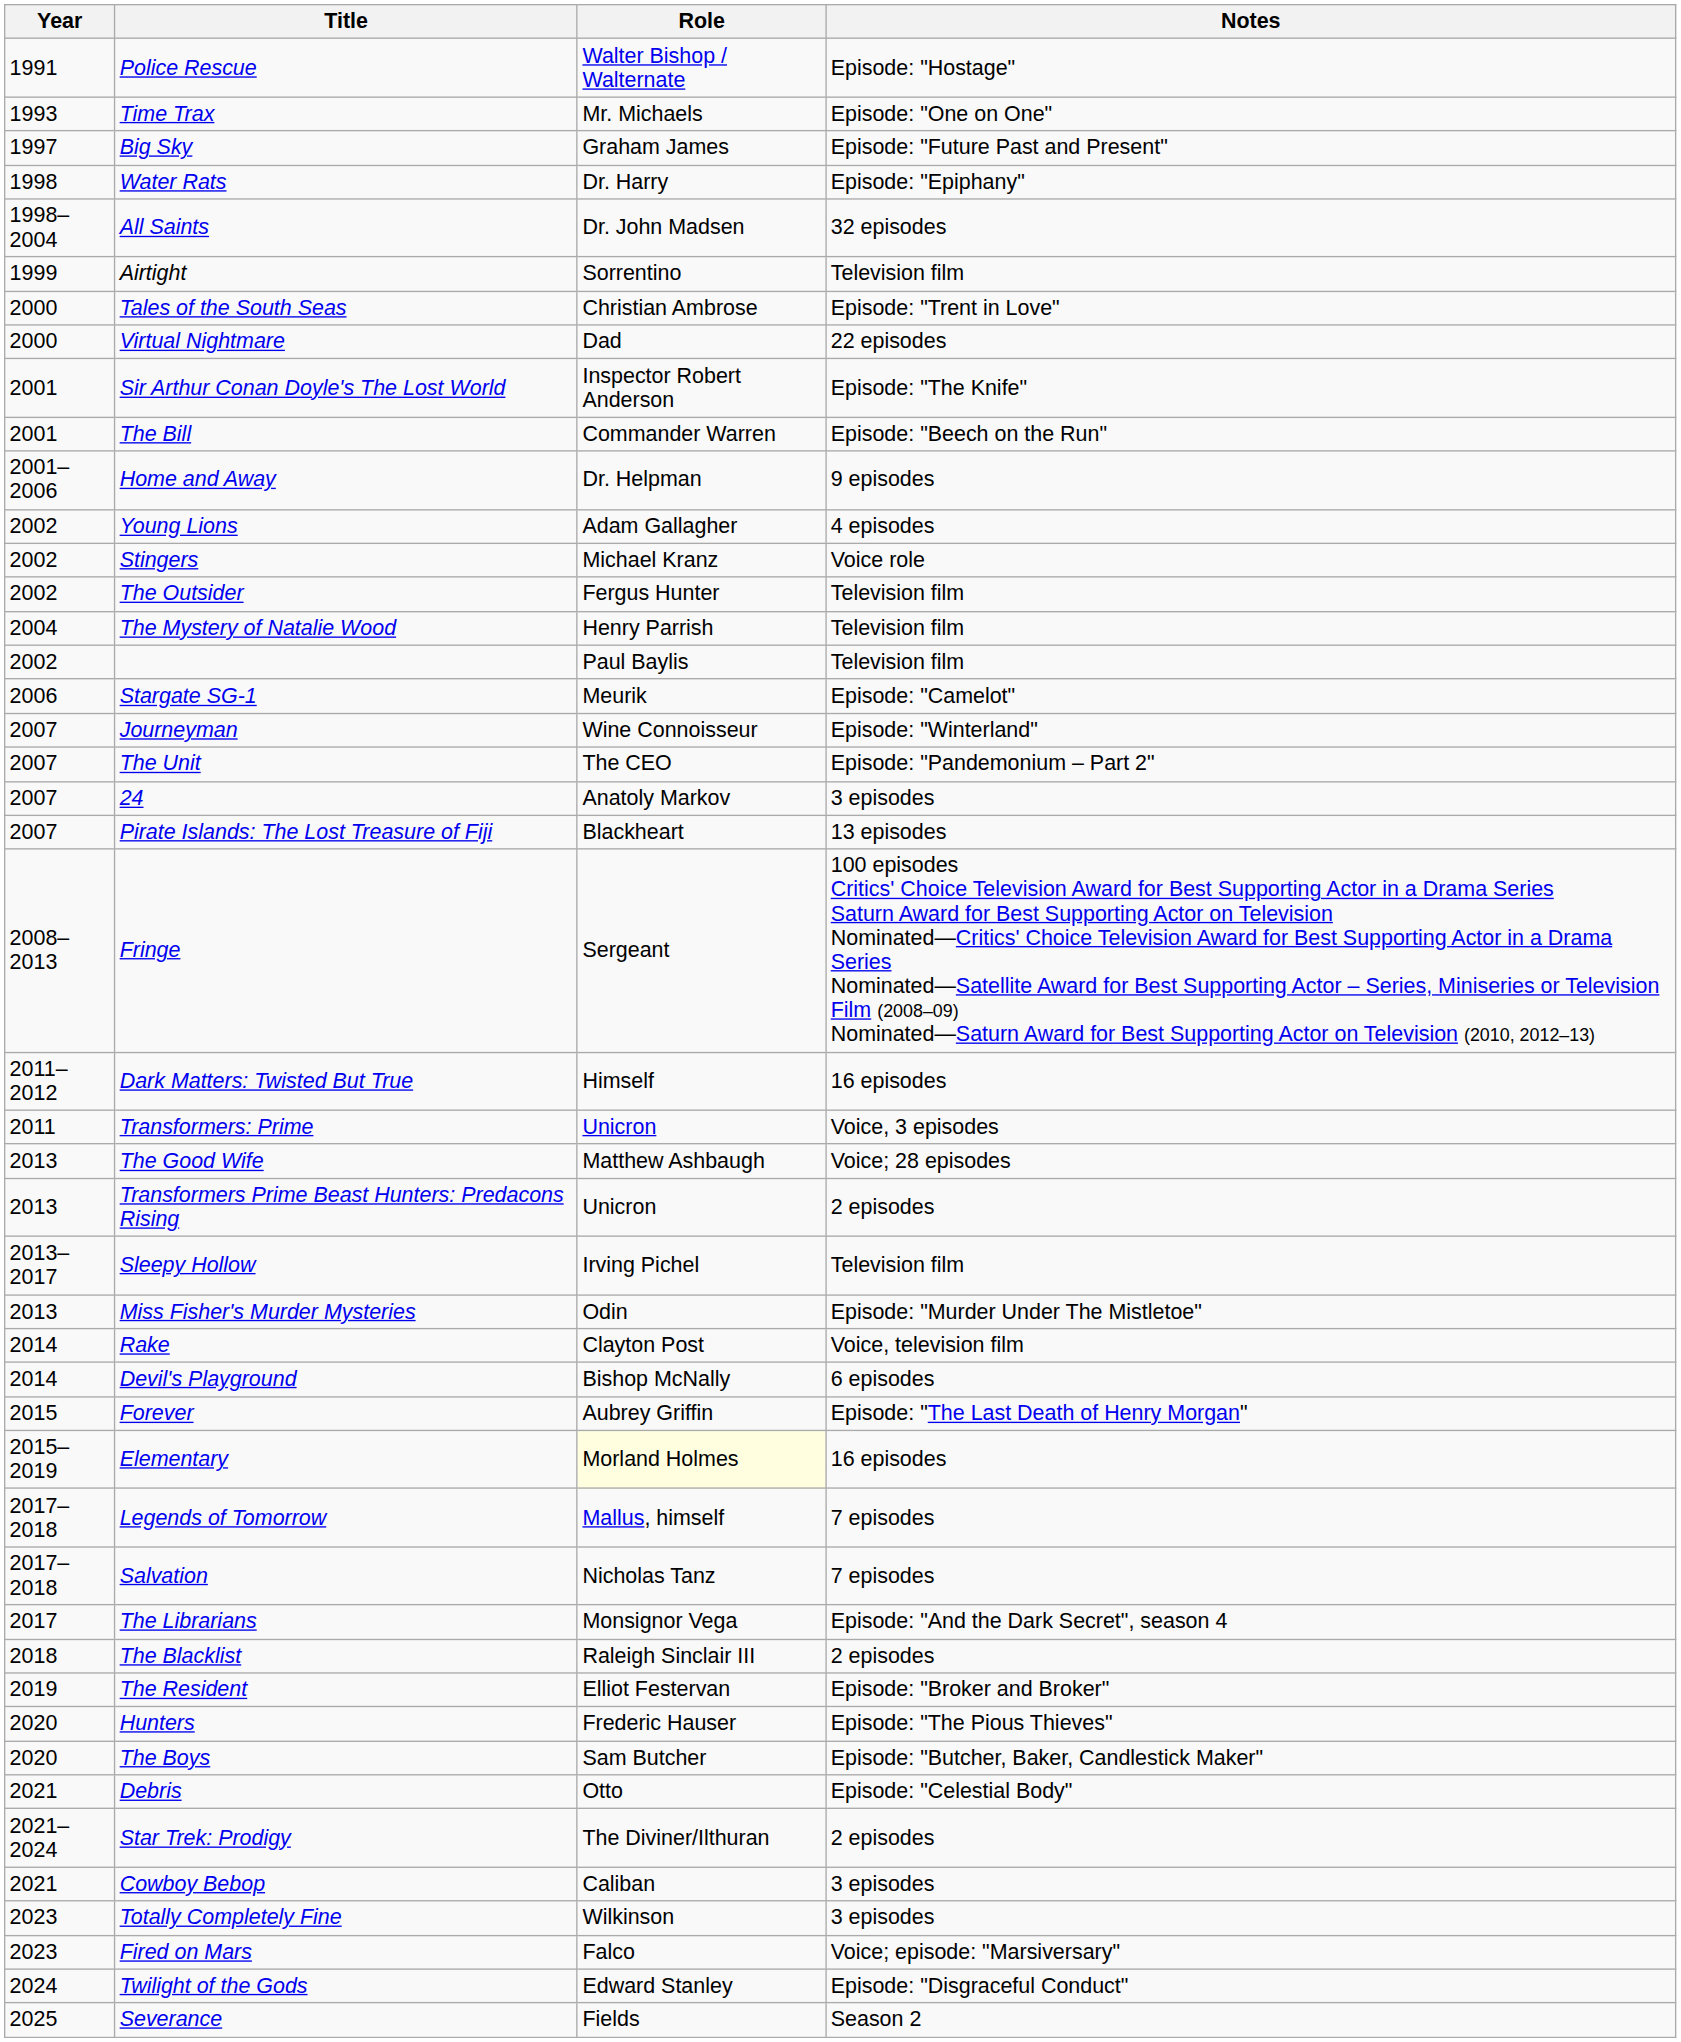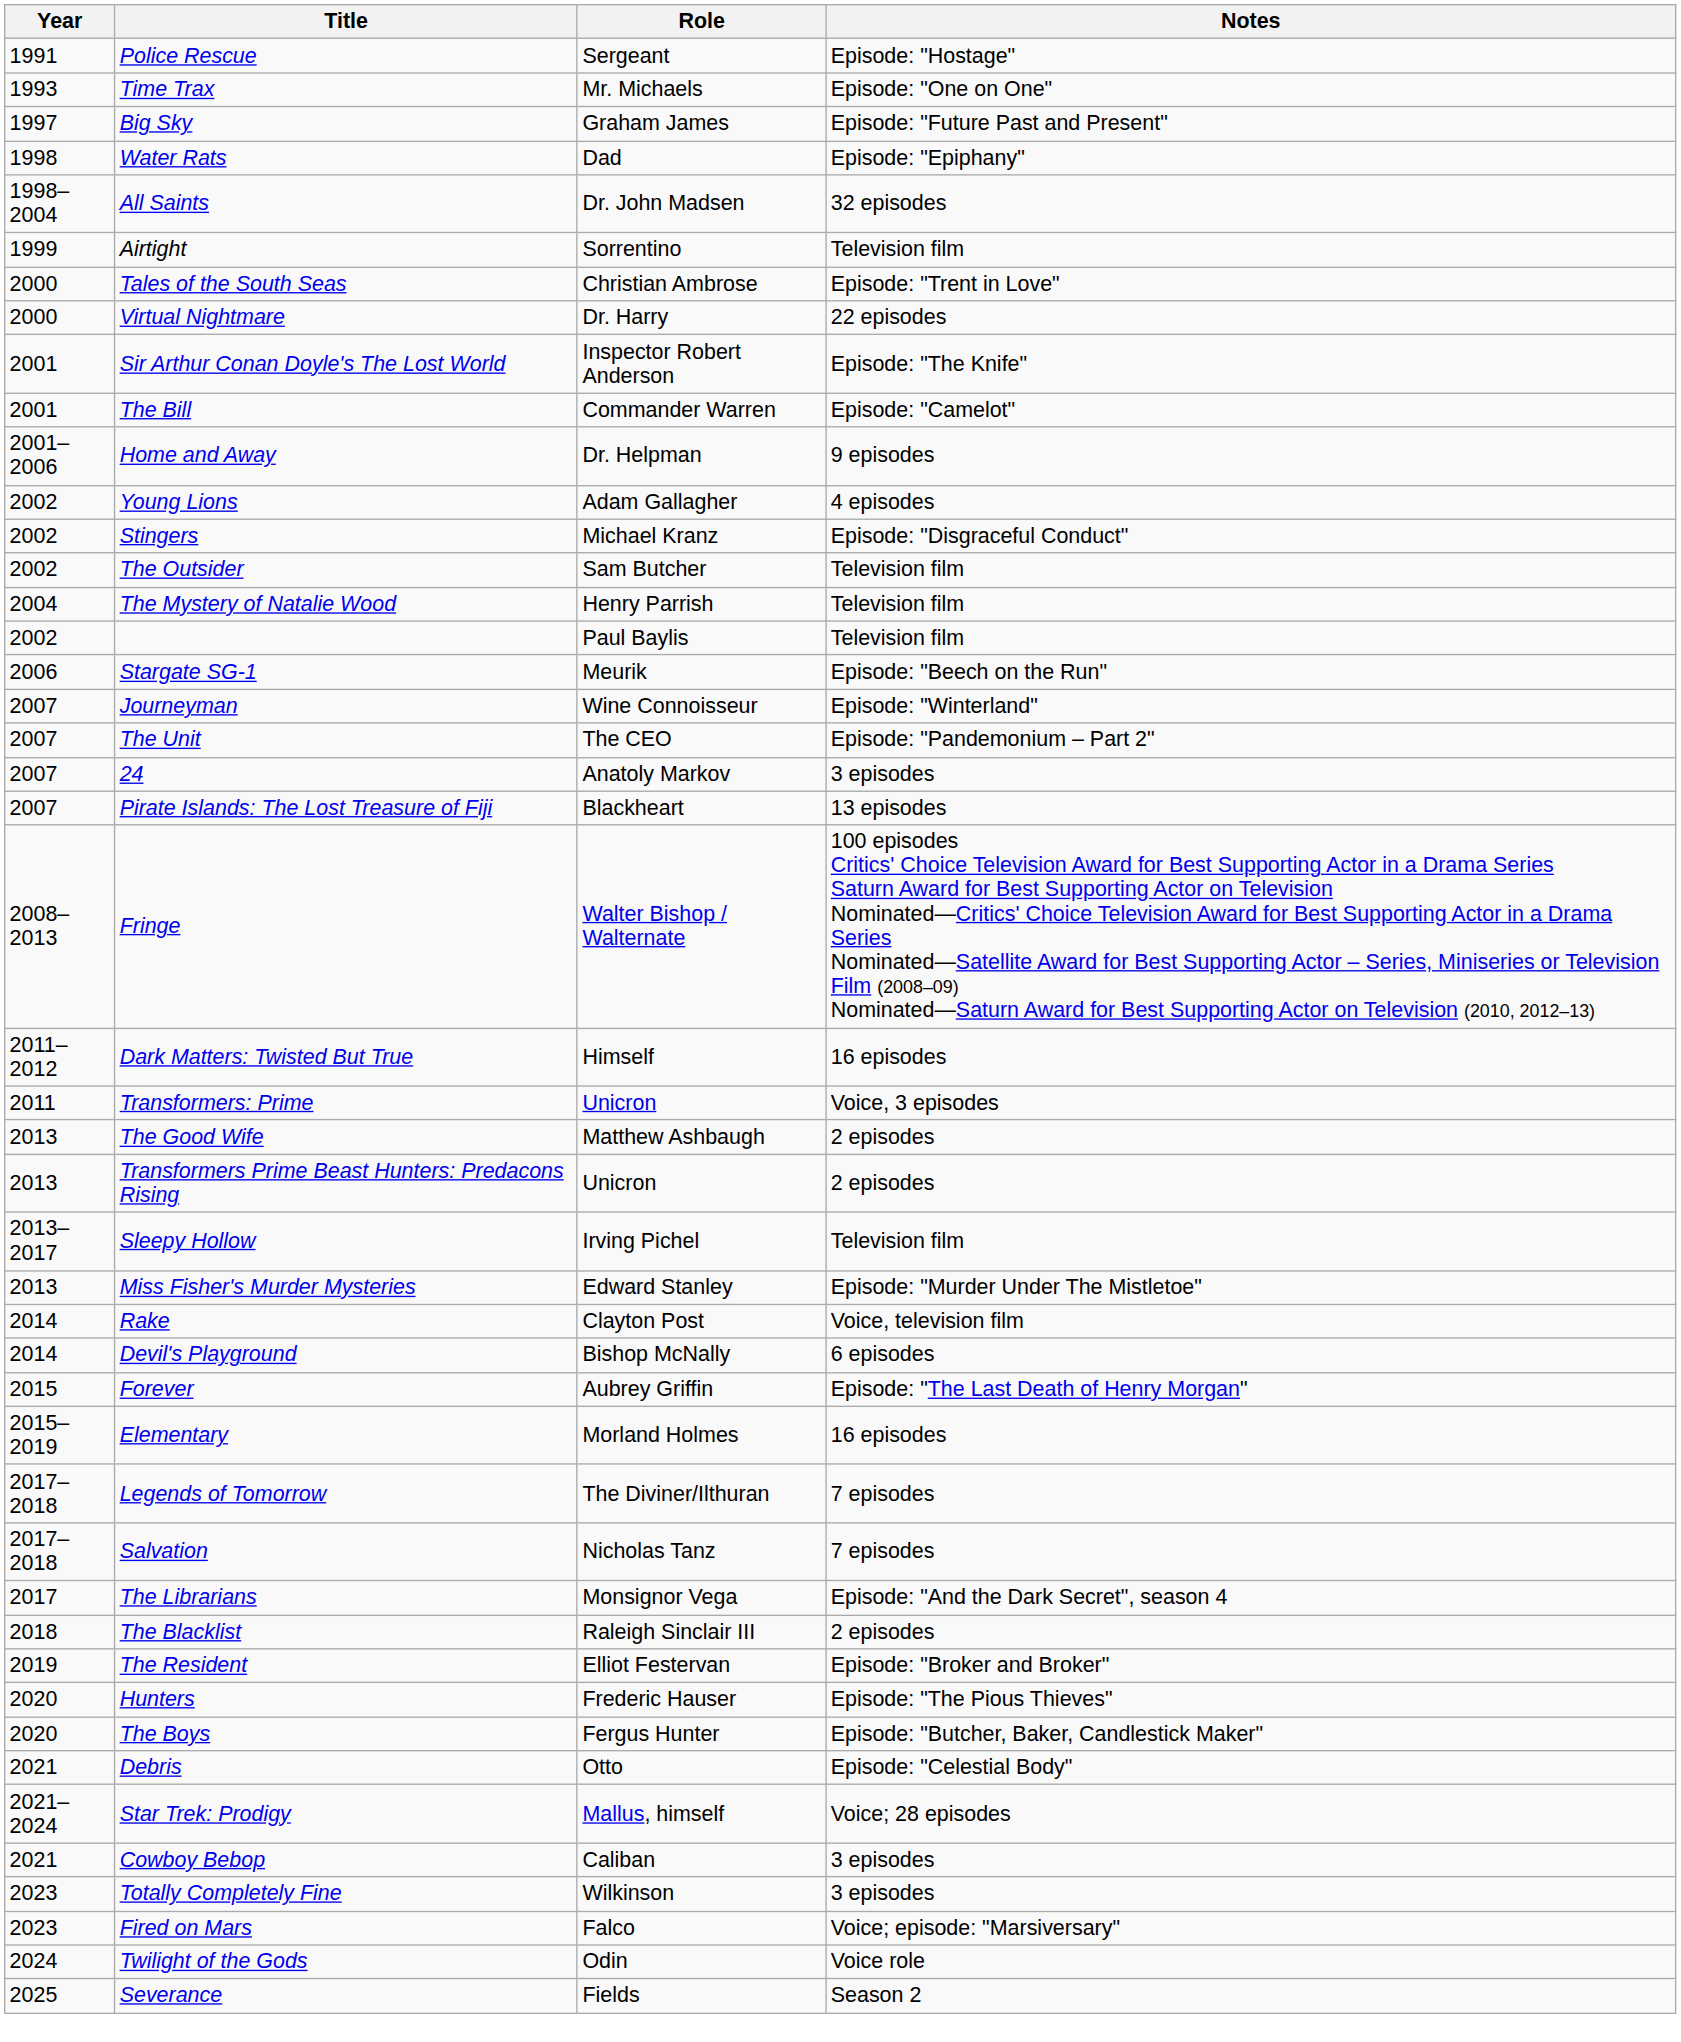(655, 67) Walter Bishop / Walternate -> (626, 55) Sergeant
(625, 181) Dr. Harry -> (602, 157) Dad
(602, 341) Dad -> (625, 317) Dr. Harry
(969, 433) Episode: "Beech on the Run" -> (923, 409) Episode: "Camelot"
(878, 560) Voice role -> (980, 535) Episode: "Disgraceful Conduct"
(651, 594) Fergus Hunter -> (644, 569) Sam Butcher
(923, 696) Episode: "Camelot" -> (969, 671) Episode: "Beech on the Run"
(626, 950) Sergeant -> (655, 926) Walter Bishop / Walternate
(921, 1161) Voice; 28 episodes -> (883, 1136) 2 episodes
(605, 1311) Odin -> (658, 1287) Edward Stanley
(660, 1459) lightyellow background -> (660, 1435) no background
(653, 1517) Mallus, himself -> (676, 1493) The Diviner/Ilthuran
(644, 1757) Sam Butcher -> (651, 1733) Fergus Hunter
(676, 1837) The Diviner/Ilthuran -> (653, 1813) Mallus, himself
(883, 1837) 2 episodes -> (921, 1813) Voice; 28 episodes
(658, 1985) Edward Stanley -> (605, 1961) Odin
(980, 1985) Episode: "Disgraceful Conduct" -> (878, 1961) Voice role
